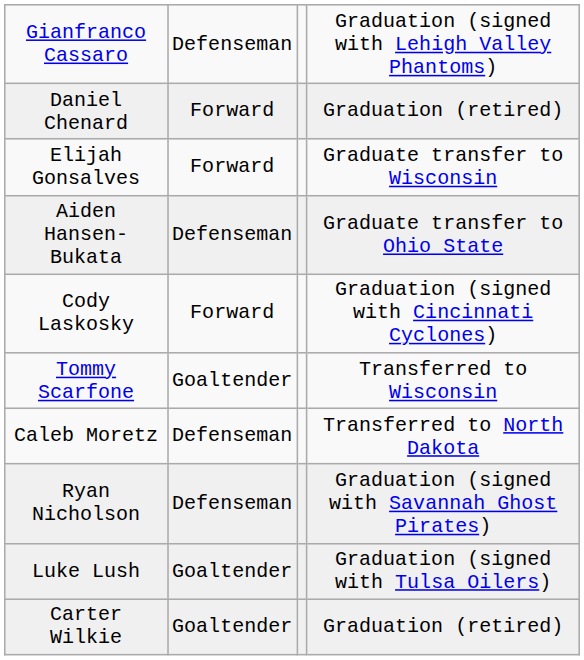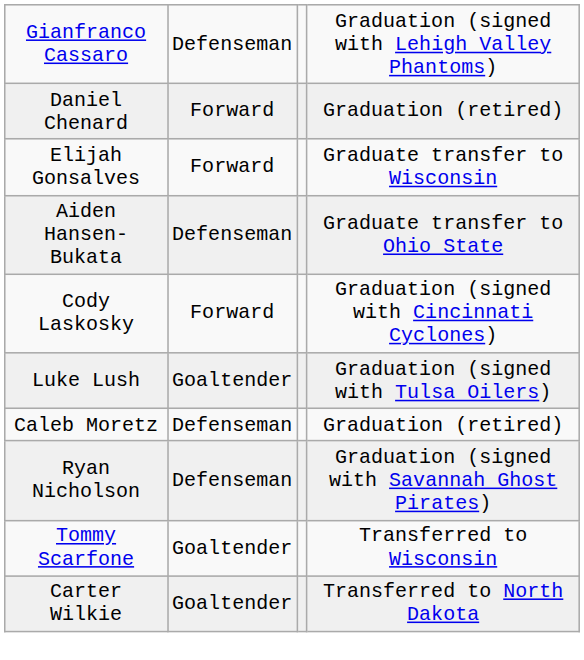rows swapped: (86, 571) <-> (86, 381)
(443, 436) Transferred to North Dakota -> (443, 425) Graduation (retired)
(443, 627) Graduation (retired) -> (443, 603) Transferred to North Dakota
